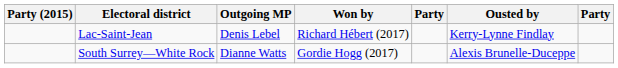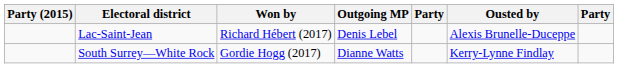columns swapped: (256, 14) <-> (353, 14)
(502, 33) Kerry-Lynne Findlay -> (512, 33) Alexis Brunelle-Duceppe
(512, 53) Alexis Brunelle-Duceppe -> (502, 53) Kerry-Lynne Findlay
